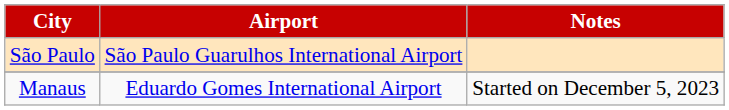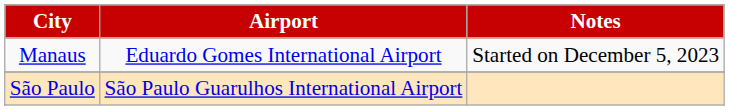rows swapped: (52, 88) <-> (52, 54)
